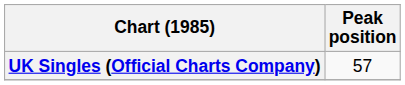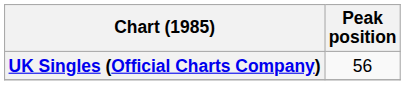(363, 65) 57 -> (363, 65) 56
